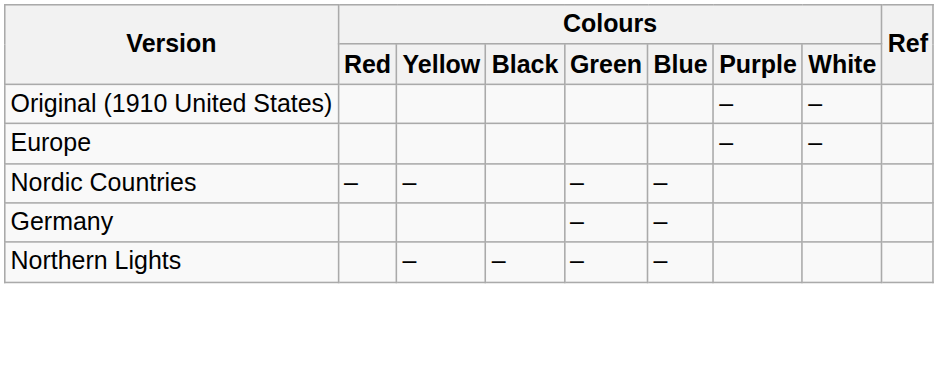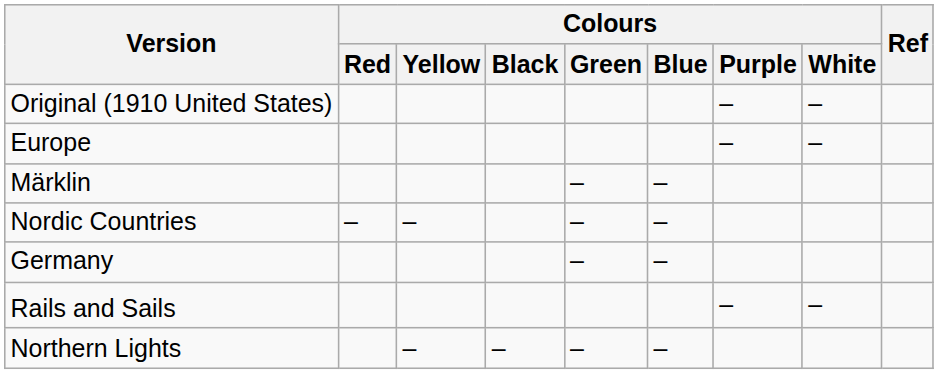+ row: (51, 182)
+ row: (93, 308)
